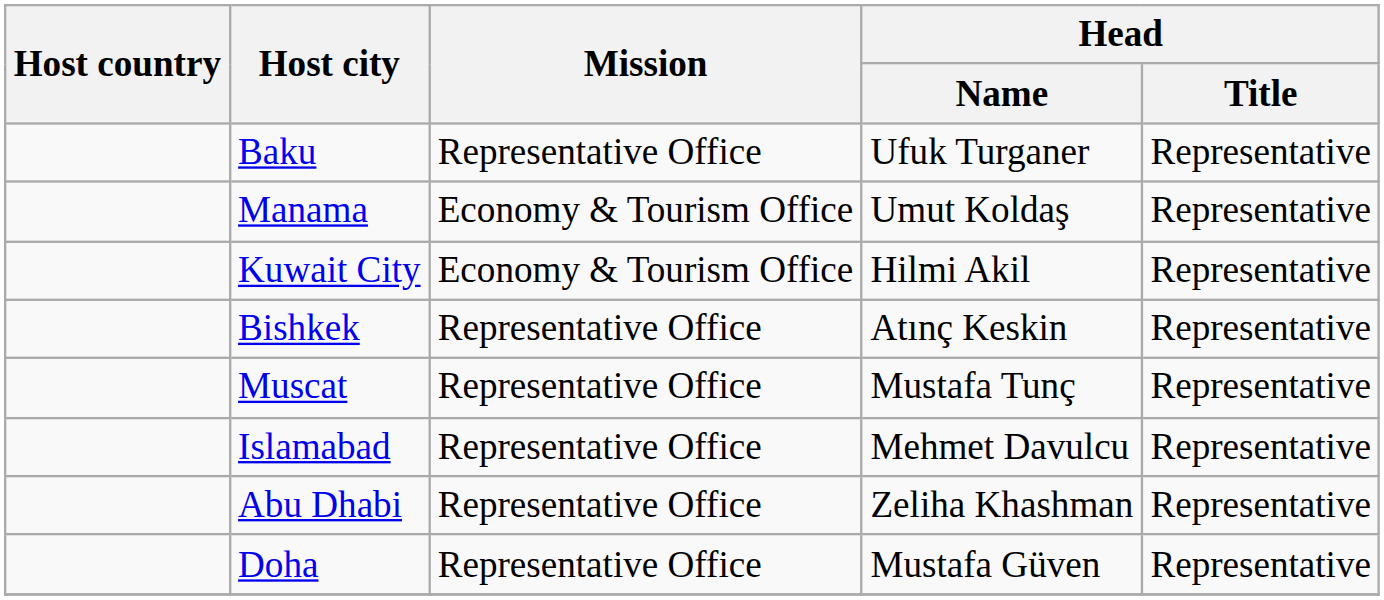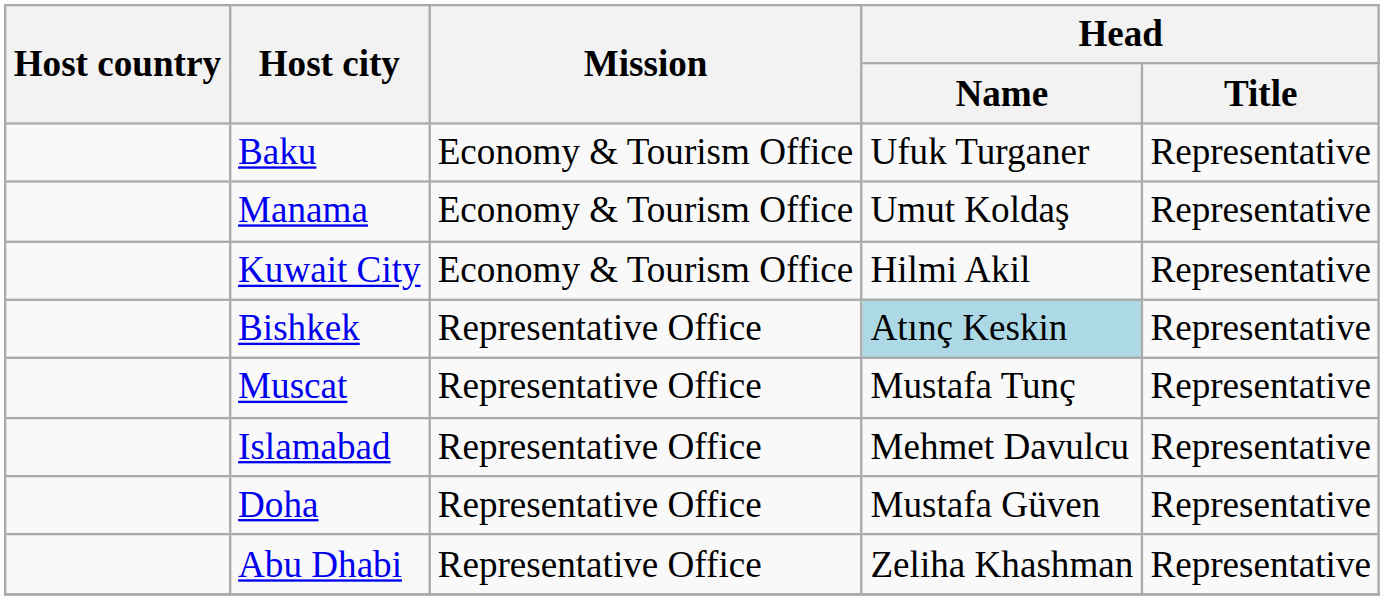(600, 151) Representative Office -> (646, 151) Economy & Tourism Office
(969, 328) no background -> (969, 328) lightblue background
rows swapped: (278, 563) <-> (320, 504)
